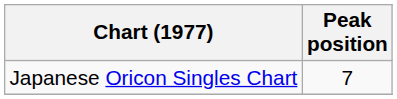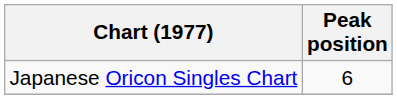(347, 77) 7 -> (347, 77) 6
